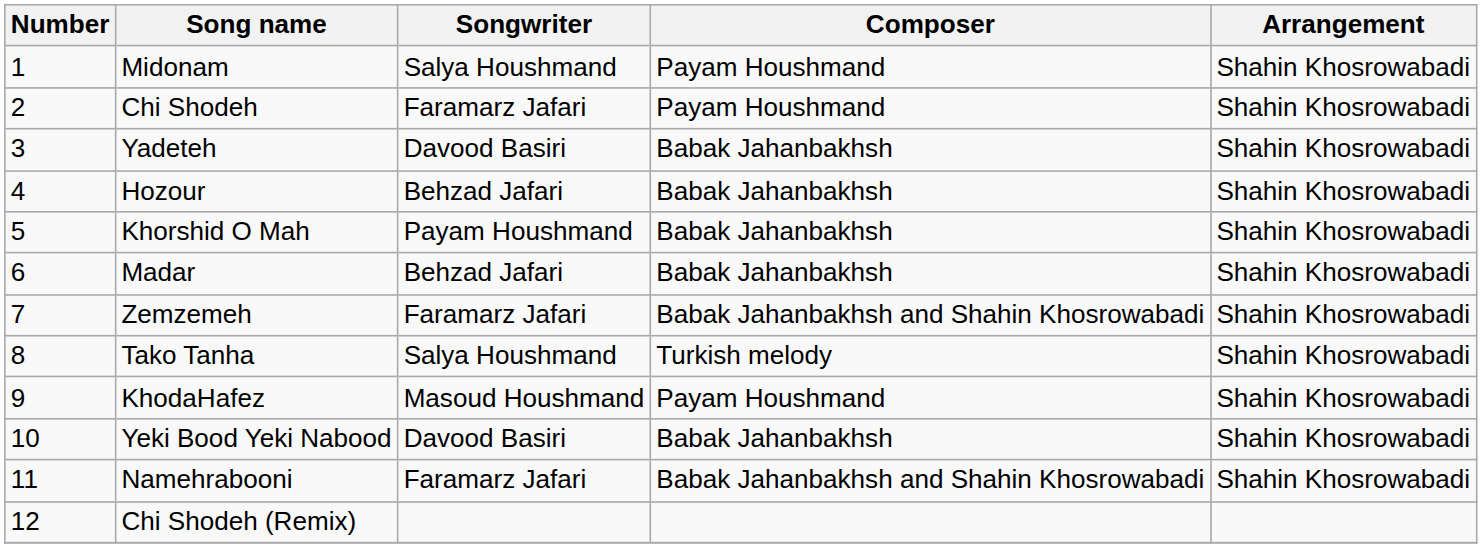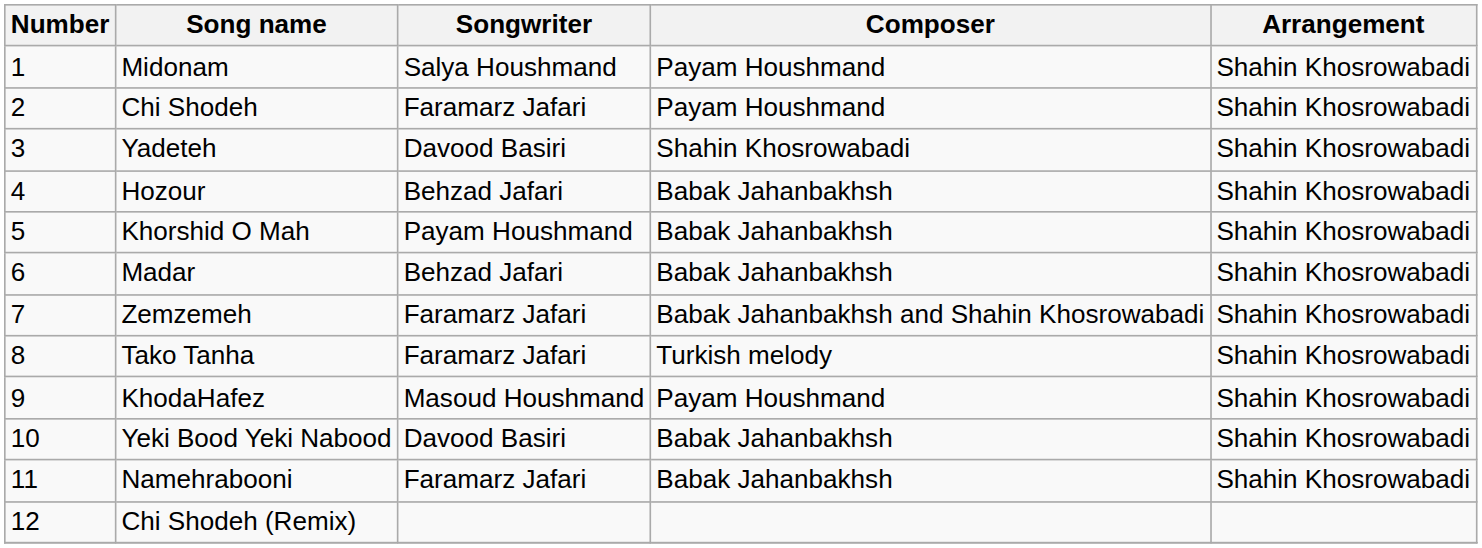(774, 149) Babak Jahanbakhsh -> (783, 149) Shahin Khosrowabadi
(510, 356) Salya Houshmand -> (495, 356) Faramarz Jafari
(930, 480) Babak Jahanbakhsh and Shahin Khosrowabadi -> (774, 480) Babak Jahanbakhsh
